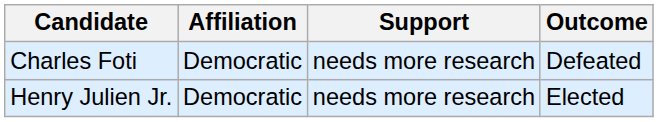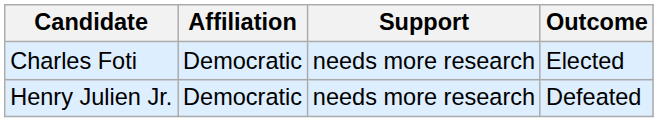(594, 60) Defeated -> (585, 60) Elected
(585, 97) Elected -> (594, 97) Defeated
